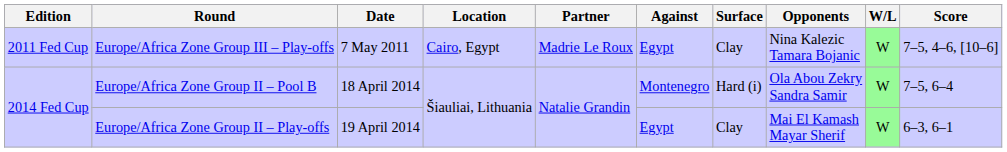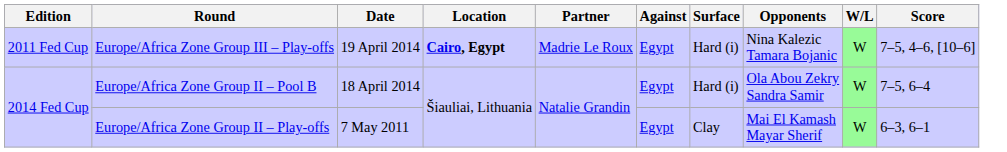(375, 47) 7 May 2011 -> (380, 47) 19 April 2014
(463, 47) normal -> (466, 47) bold
(729, 47) Clay -> (716, 47) Hard (i)
(674, 86) Montenegro -> (657, 86) Egypt
(380, 126) 19 April 2014 -> (375, 126) 7 May 2011
